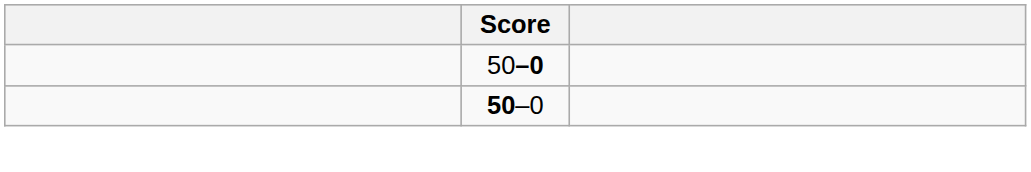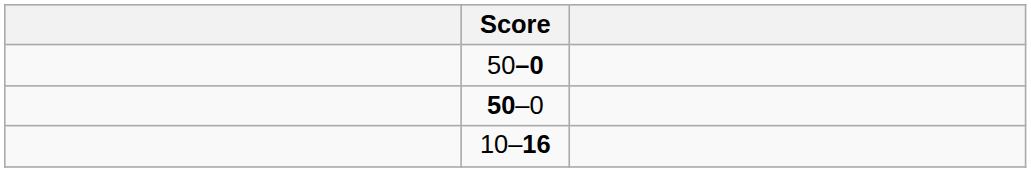+ row: (233, 146)
